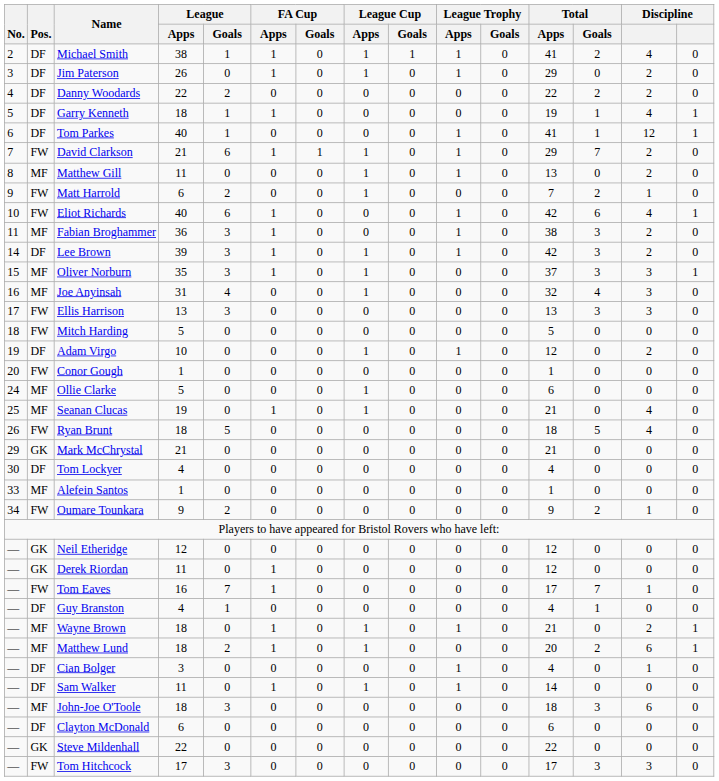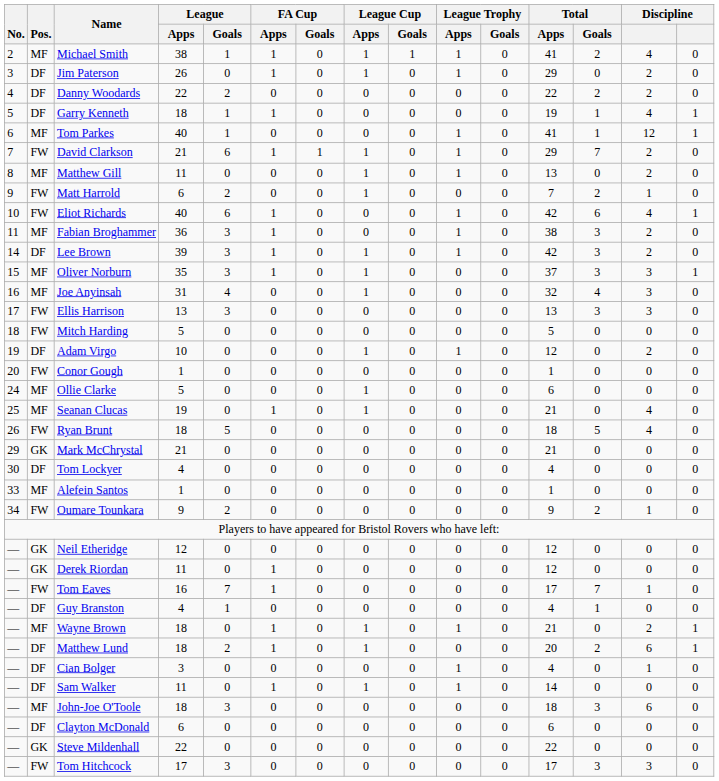(38, 54) DF -> (39, 54) MF
(38, 133) DF -> (39, 133) MF
(39, 648) MF -> (38, 648) DF
